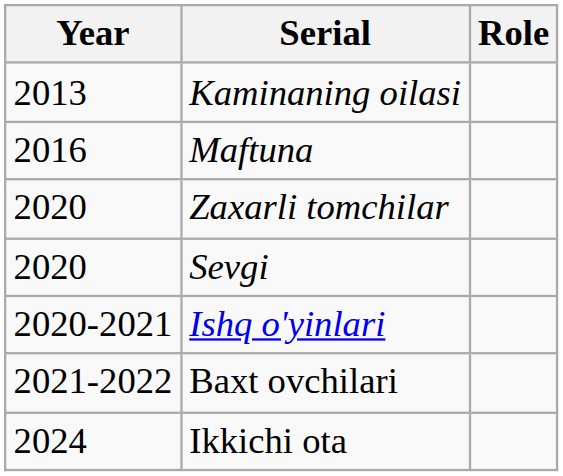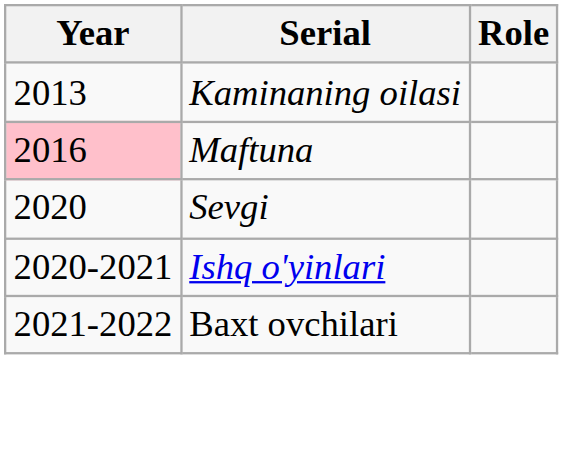(50, 149) no background -> (50, 149) pink background
- row: (319, 207)
- row: (268, 440)
